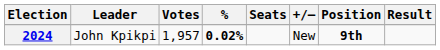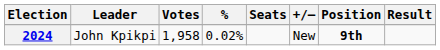(181, 35) 1,957 -> (181, 35) 1,958
(224, 35) bold -> (224, 35) normal
